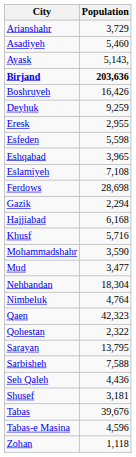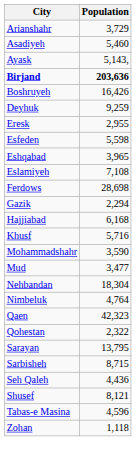(118, 364) 7,588 -> (118, 364) 8,715
(118, 396) 3,181 -> (118, 396) 8,121
- row: (18, 412)
